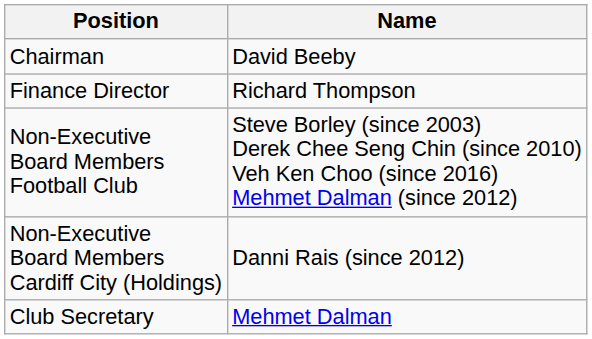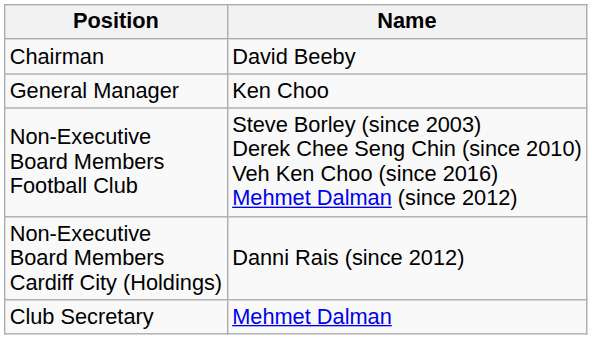+ row: (94, 90)
- row: (90, 90)
